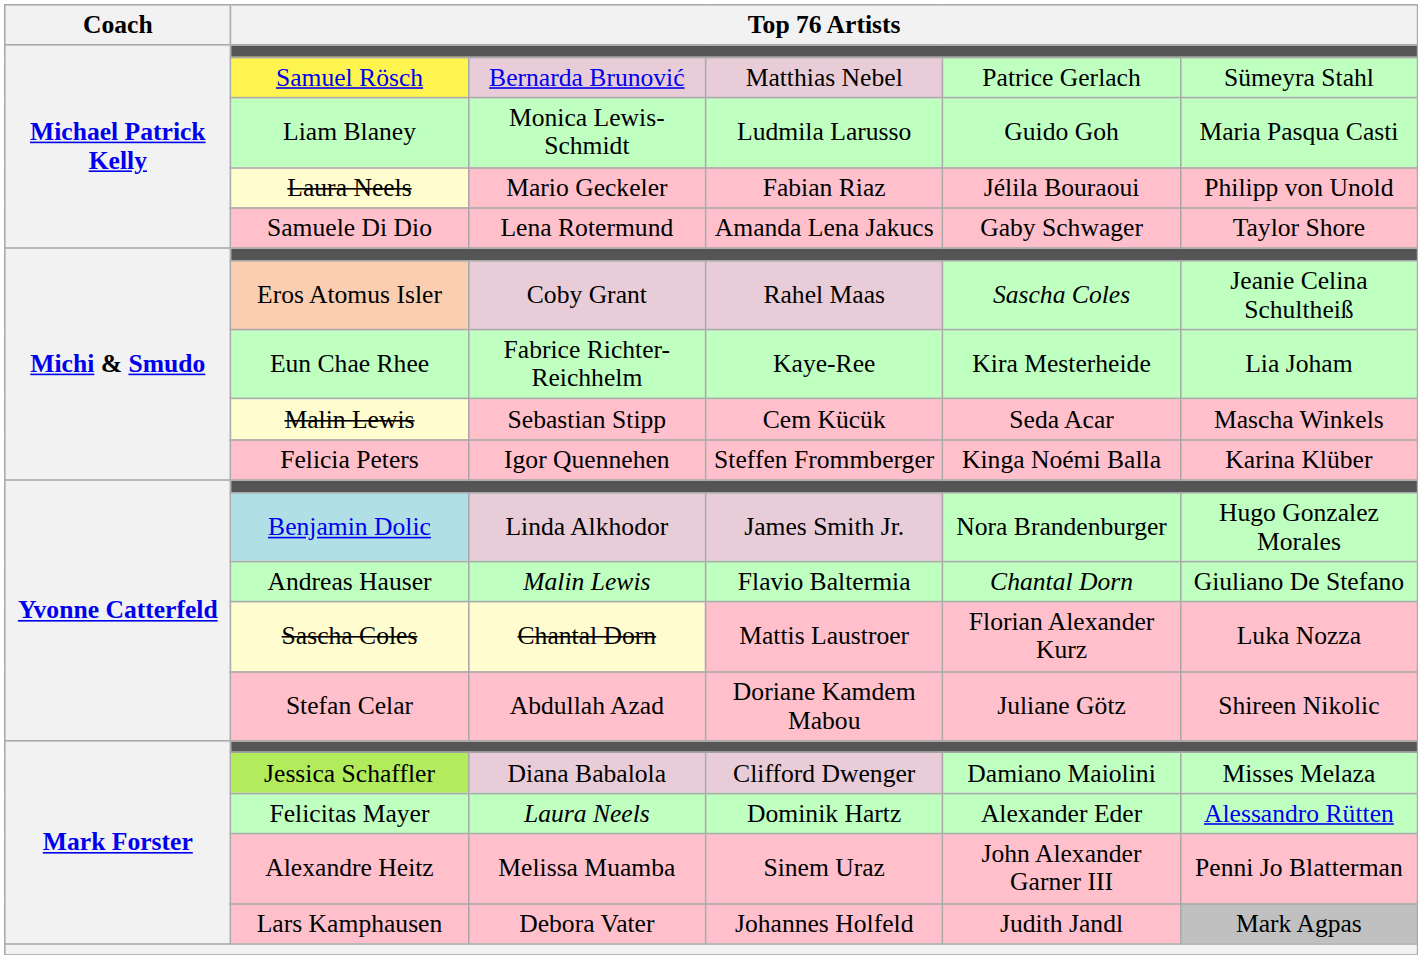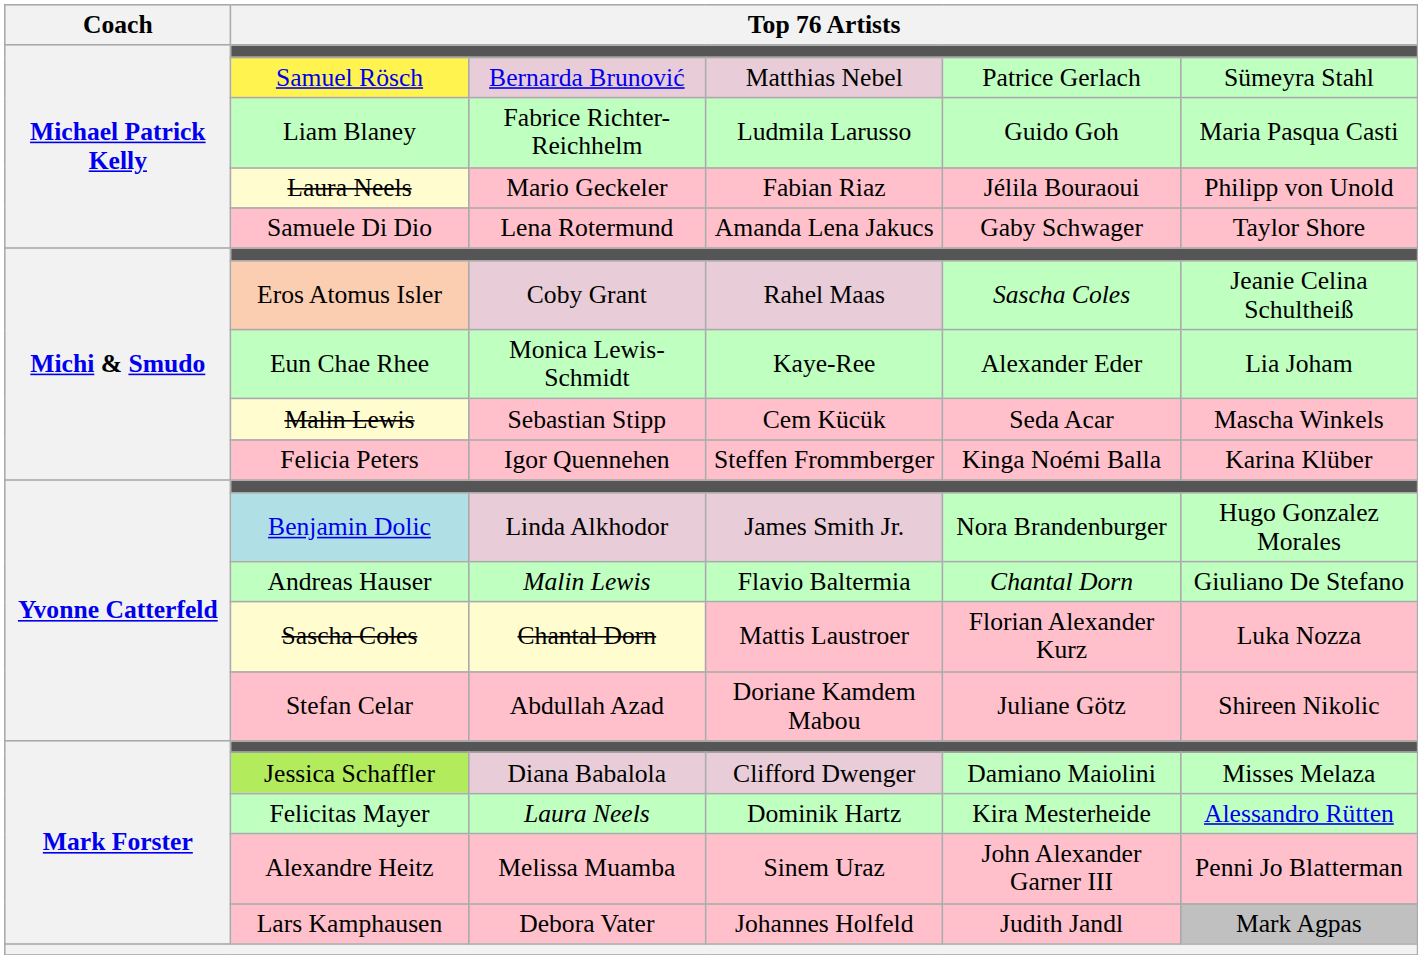(587, 132) Monica Lewis-Schmidt -> (587, 132) Fabrice Richter-Reichhelm
(587, 364) Fabrice Richter-Reichhelm -> (587, 364) Monica Lewis-Schmidt
(1062, 364) Kira Mesterheide -> (1062, 364) Alexander Eder
(1062, 813) Alexander Eder -> (1062, 813) Kira Mesterheide
